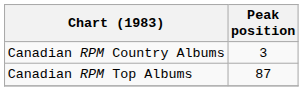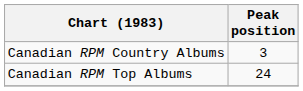(263, 75) 87 -> (263, 75) 24
